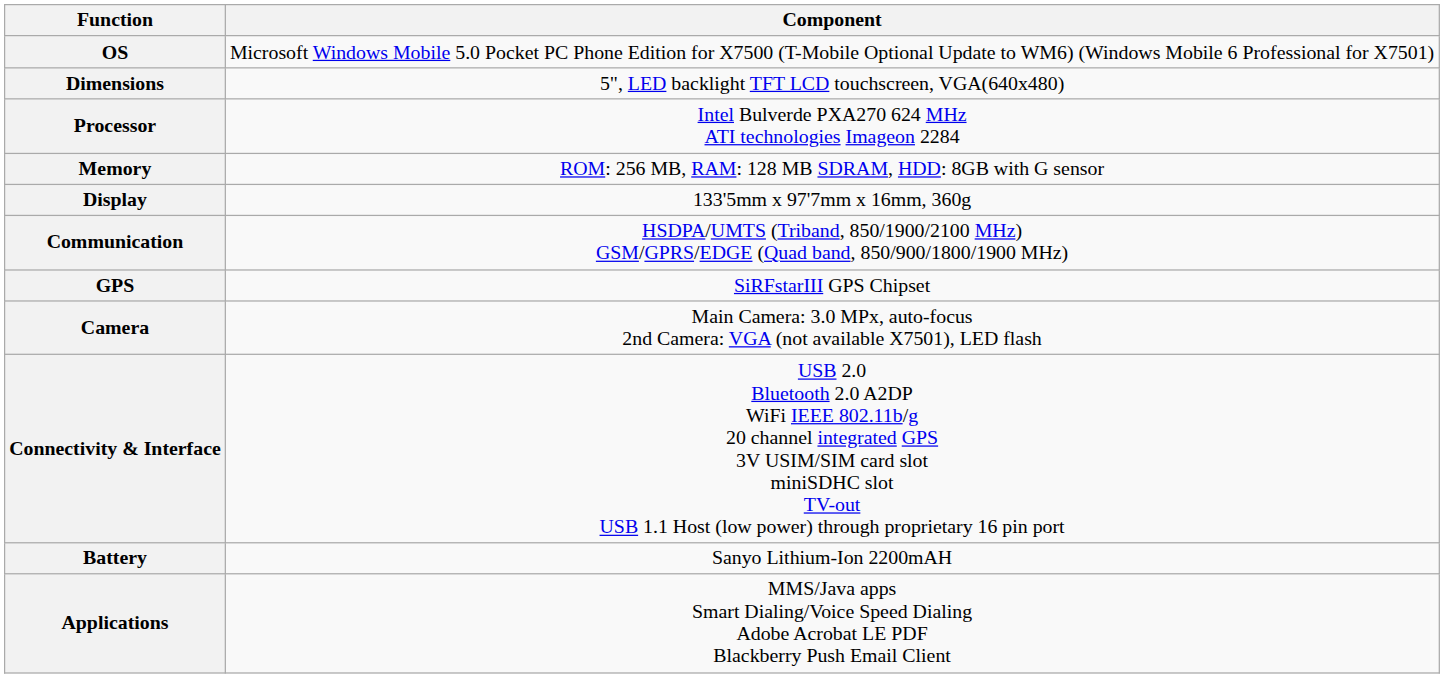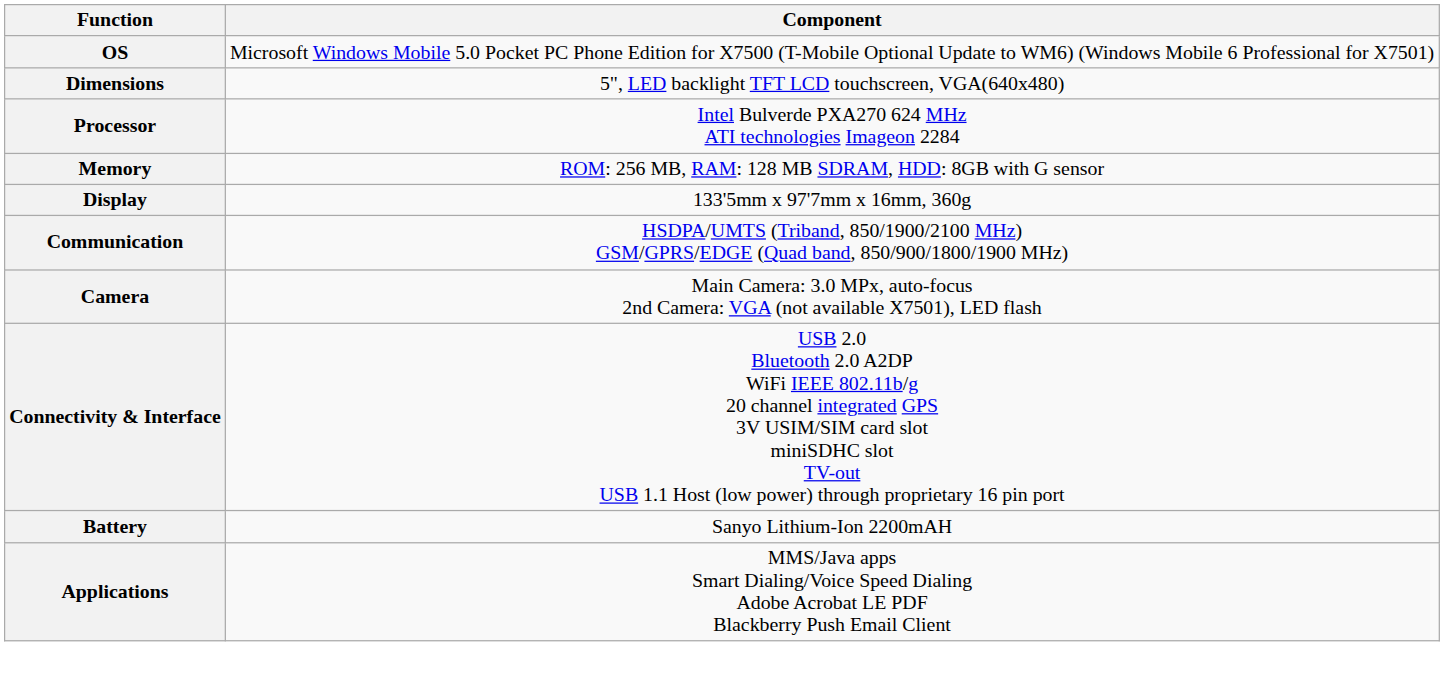- row: (115, 285)
